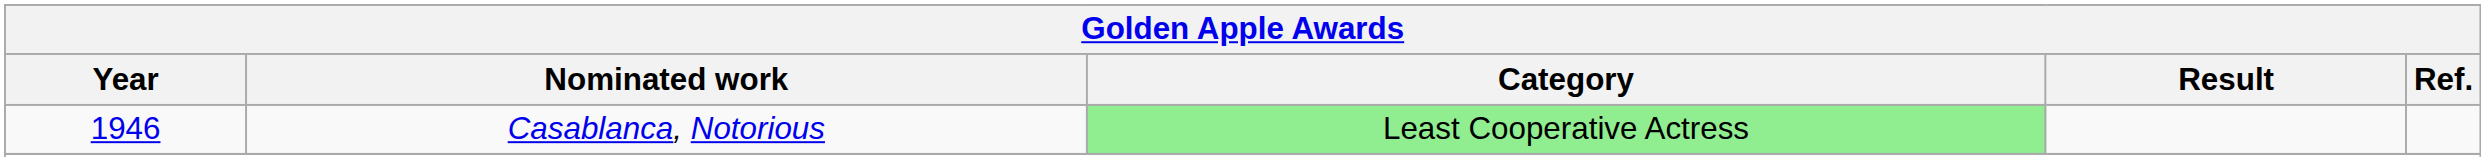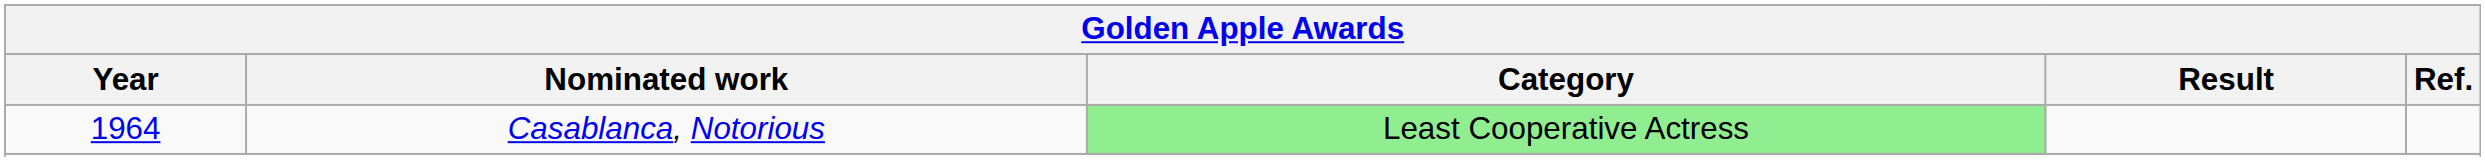(126, 128) 1946 -> (126, 128) 1964
